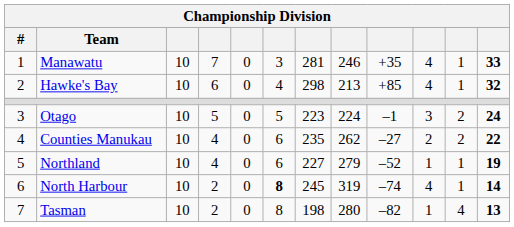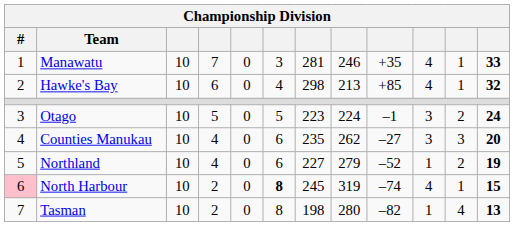(429, 139) 2 -> (429, 139) 3
(461, 139) 2 -> (461, 139) 3
(493, 139) 22 -> (493, 139) 20
(461, 163) 1 -> (461, 163) 2
(21, 186) no background -> (21, 186) pink background
(493, 186) 14 -> (493, 186) 15
